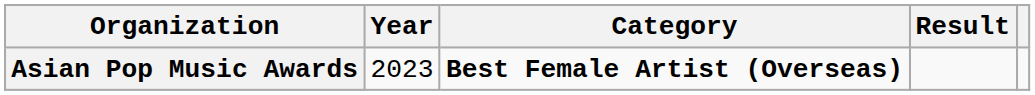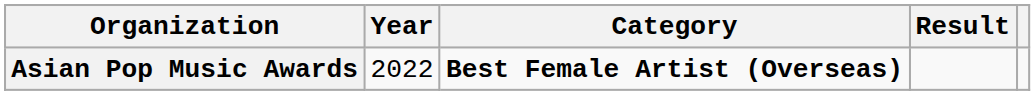(402, 69) 2023 -> (402, 69) 2022
